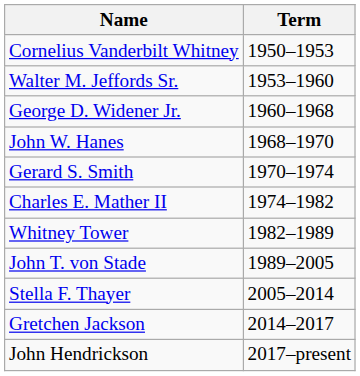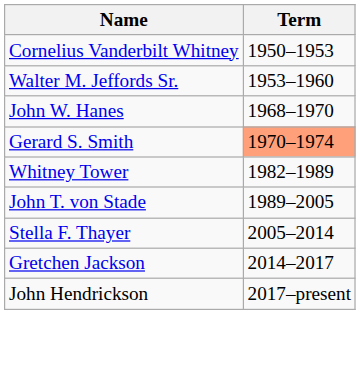- row: (95, 111)
(291, 171) no background -> (291, 141) lightsalmon background
- row: (88, 202)
